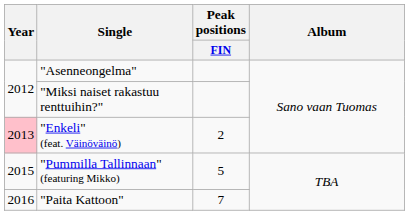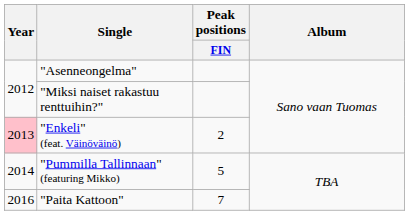(21, 171) 2015 -> (21, 171) 2014
